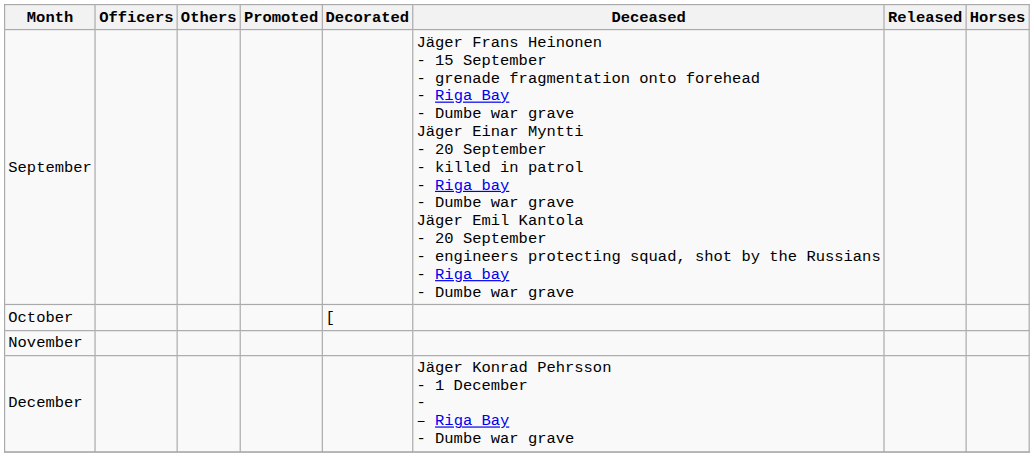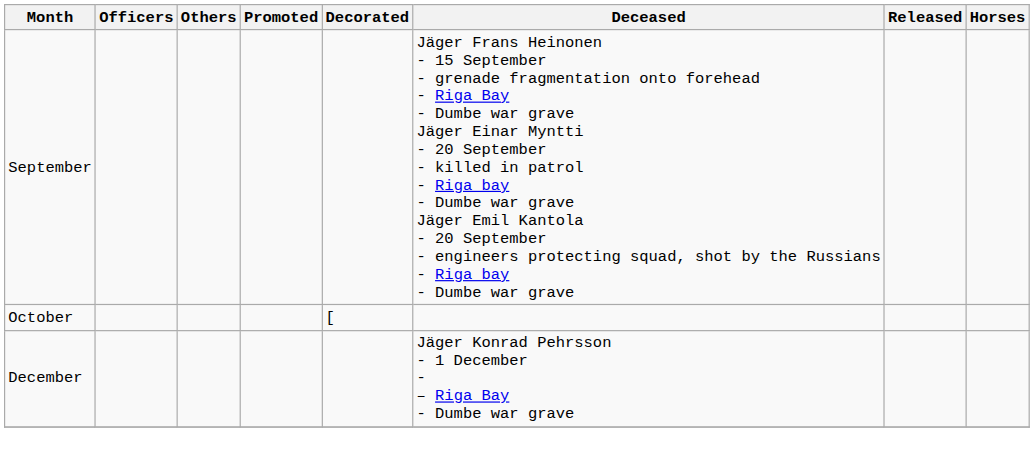- row: (45, 343)
